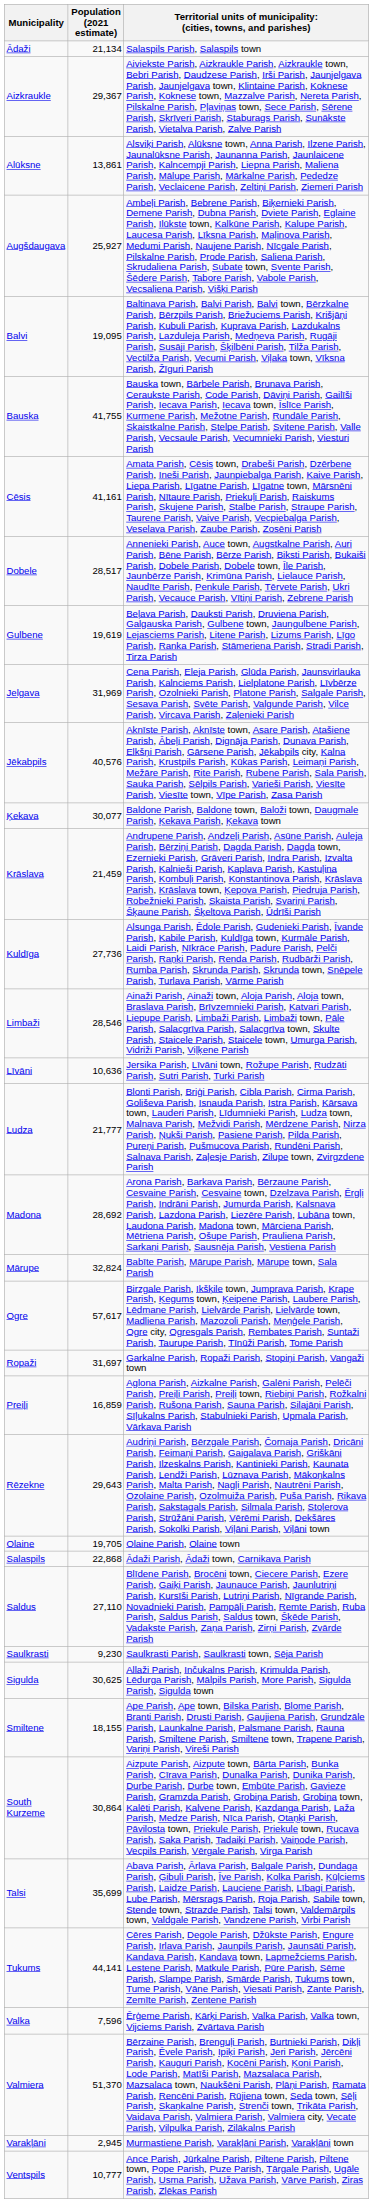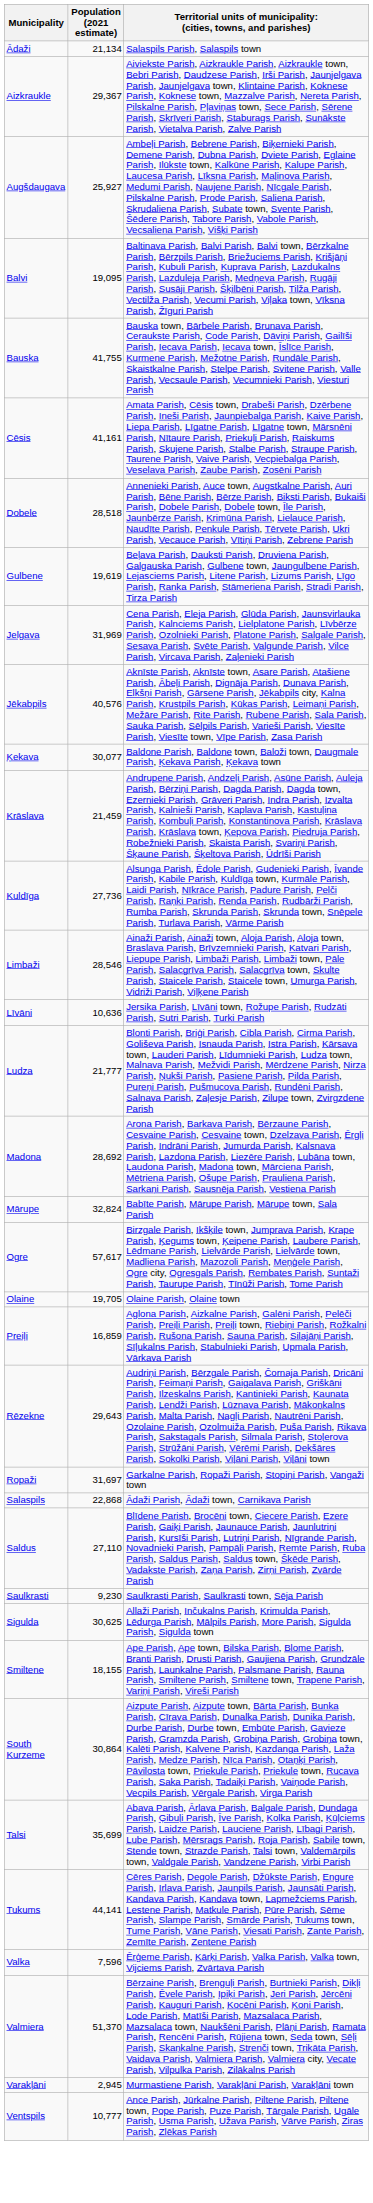- row: (24, 165)
(107, 571) 28,517 -> (107, 512) 28,518
rows swapped: (20, 1543) <-> (21, 1363)
